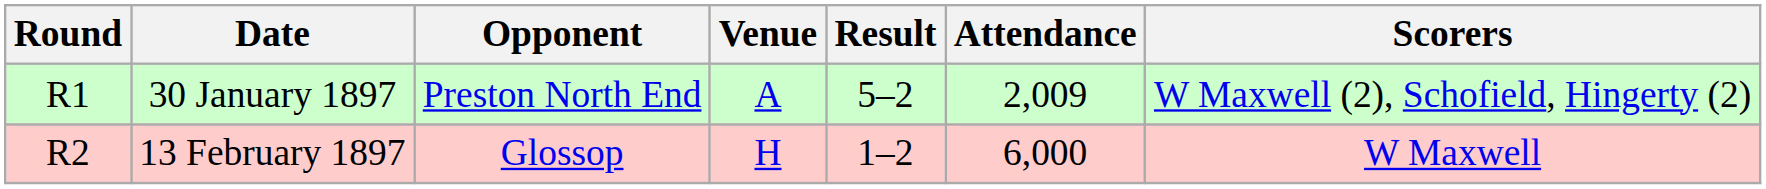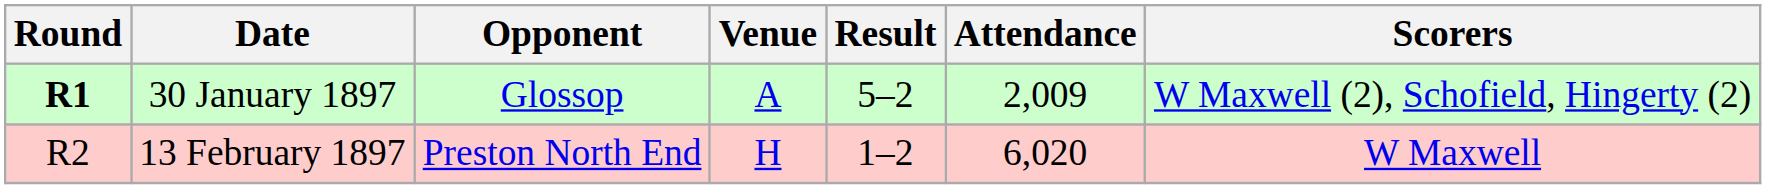(68, 93) normal -> (68, 93) bold
(562, 93) Preston North End -> (562, 93) Glossop
(562, 152) Glossop -> (562, 152) Preston North End
(1045, 152) 6,000 -> (1045, 152) 6,020
